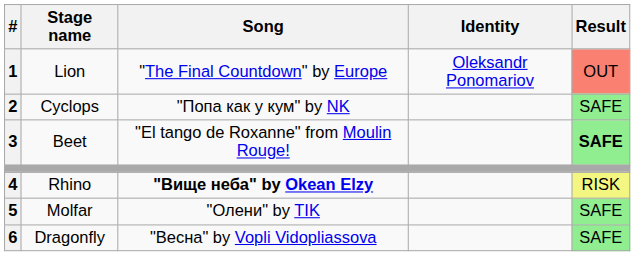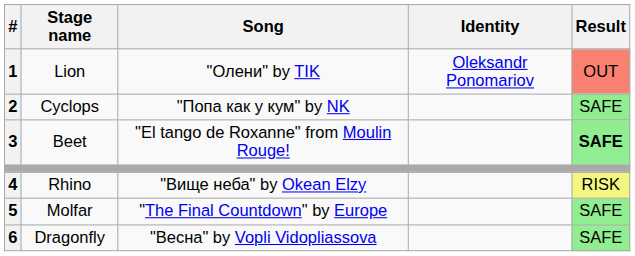(263, 71) "The Final Countdown" by Europe -> (263, 71) "Олени" by TIK
(263, 185) bold -> (263, 185) normal
(263, 211) "Олени" by TIK -> (263, 211) "The Final Countdown" by Europe
